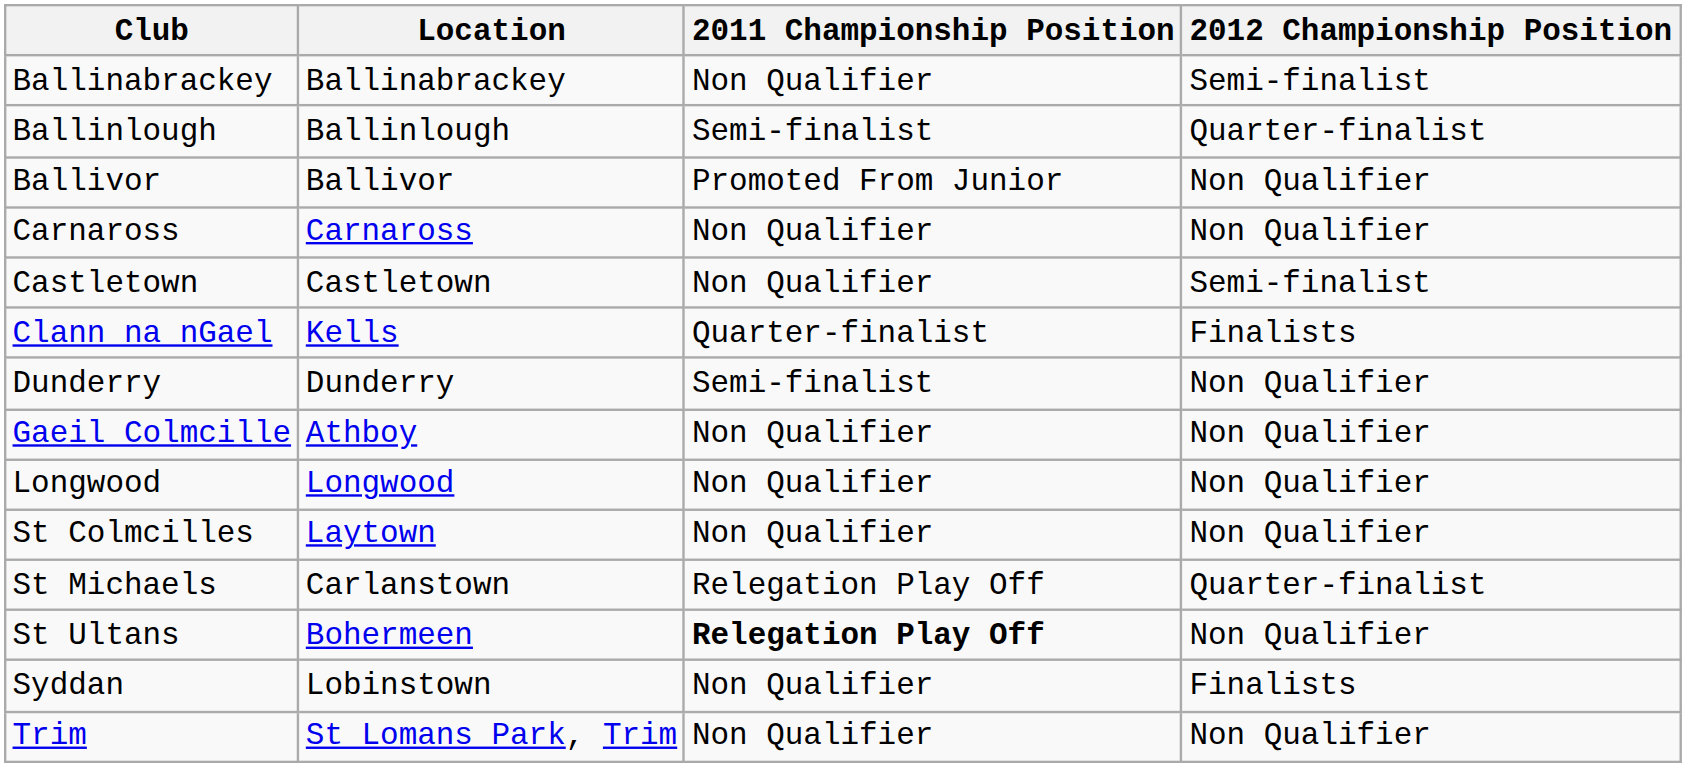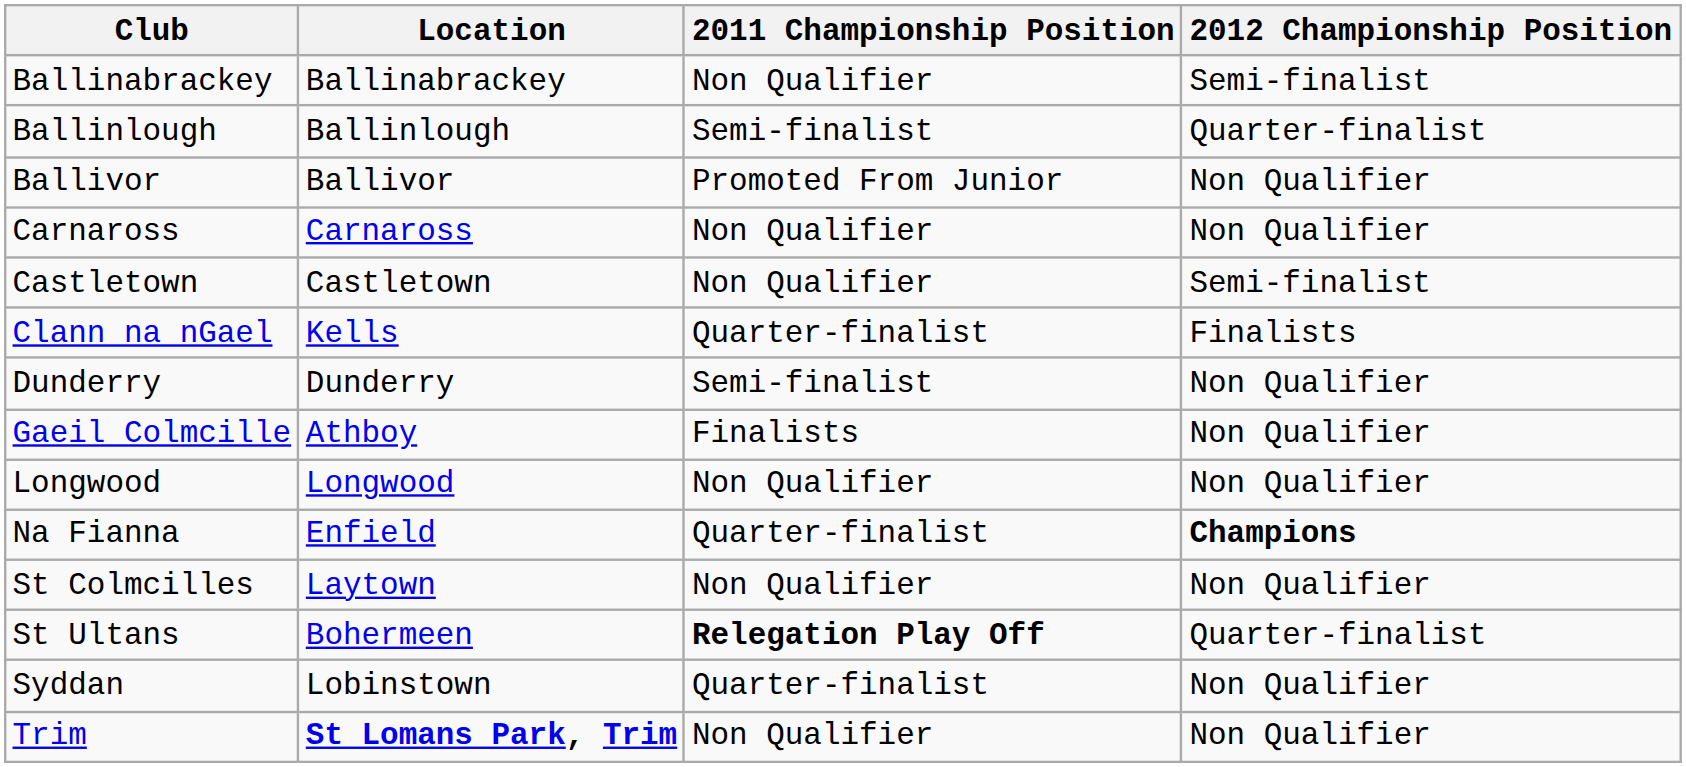(813, 434) Non Qualifier -> (775, 434) Finalists
+ row: (96, 535)
- row: (115, 585)
(1310, 636) Non Qualifier -> (1338, 636) Quarter-finalist
(813, 686) Non Qualifier -> (840, 686) Quarter-finalist
(1273, 686) Finalists -> (1310, 686) Non Qualifier
(492, 736) normal -> (492, 736) bold
